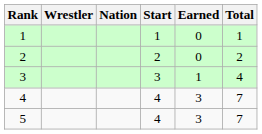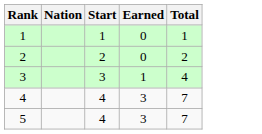- column: (69, 14)
